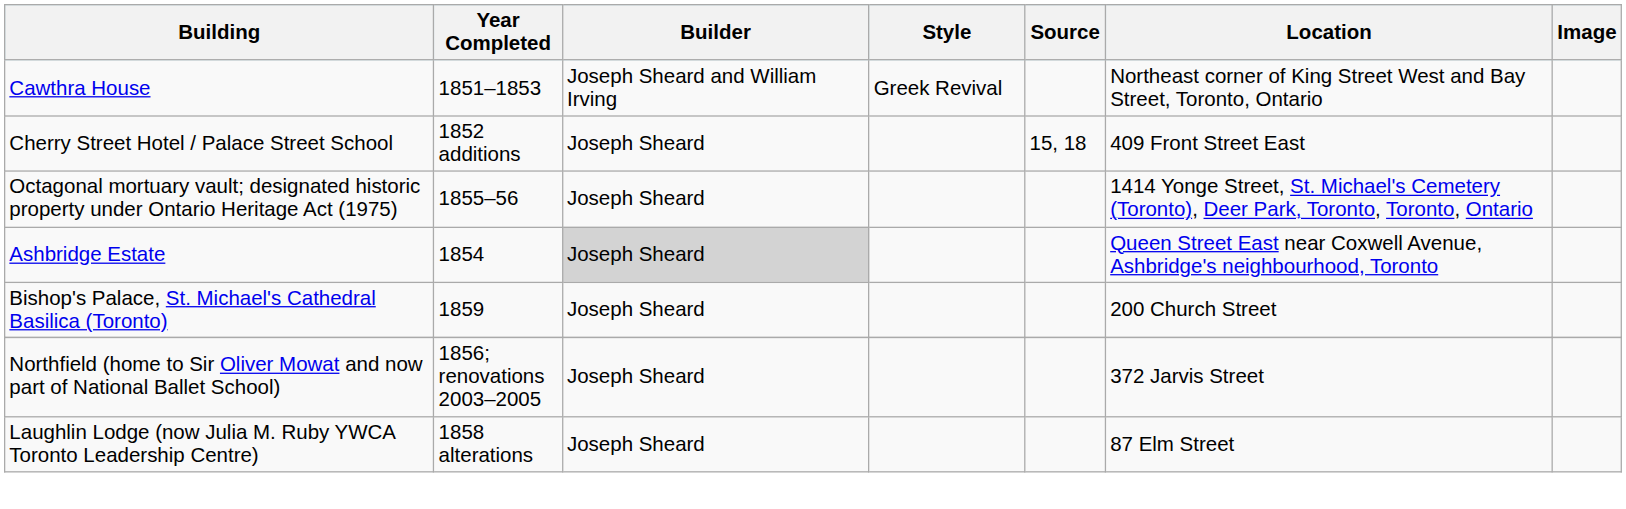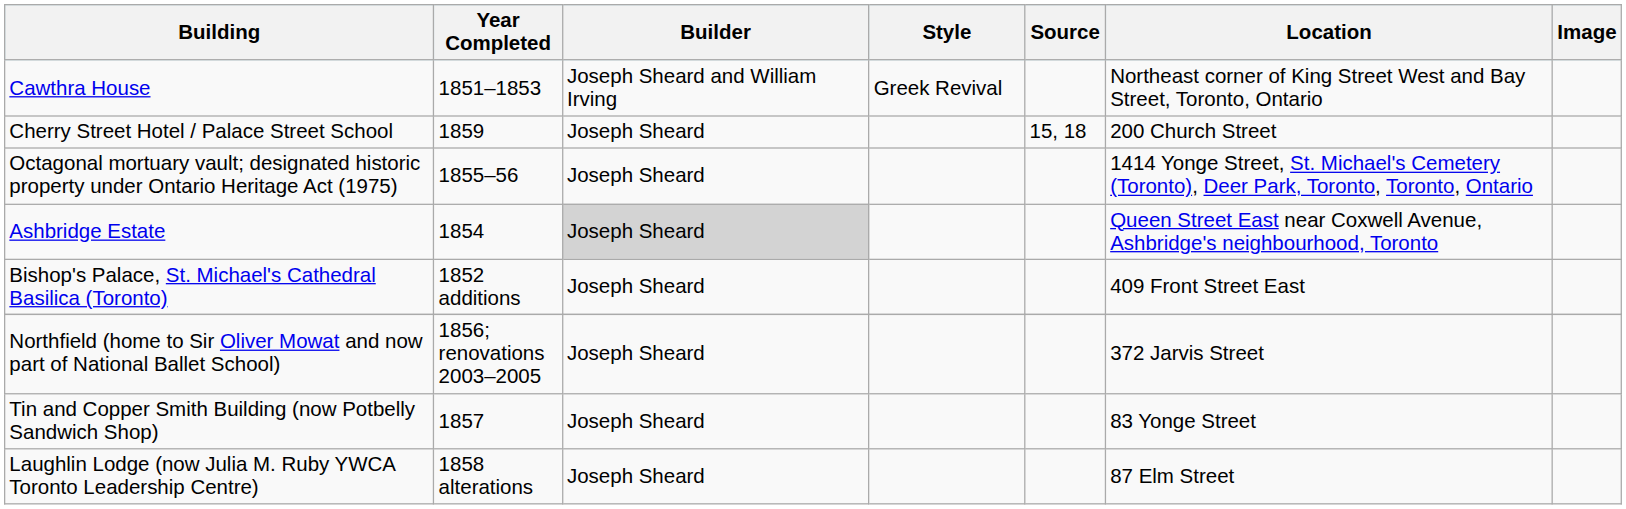(480, 143) 1852 additions -> (461, 131) 1859
(1208, 143) 409 Front Street East -> (1193, 131) 200 Church Street
(461, 309) 1859 -> (480, 286) 1852 additions
(1193, 309) 200 Church Street -> (1208, 286) 409 Front Street East
+ row: (212, 420)
